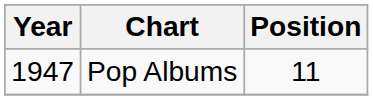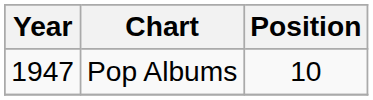(306, 71) 11 -> (306, 71) 10
